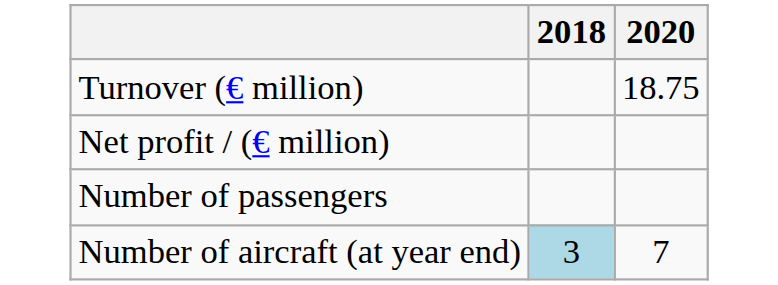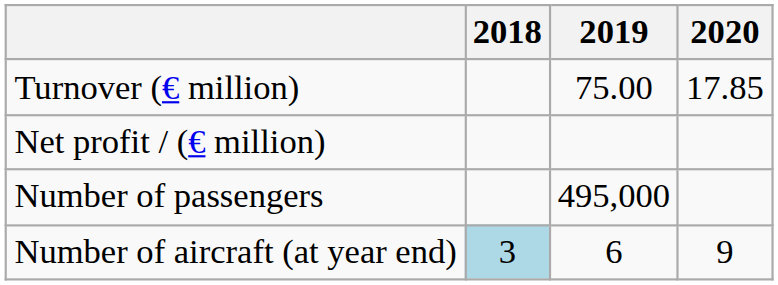+ column: (614, 31)
(661, 86) 18.75 -> (725, 86) 17.85
(661, 251) 7 -> (725, 251) 9
